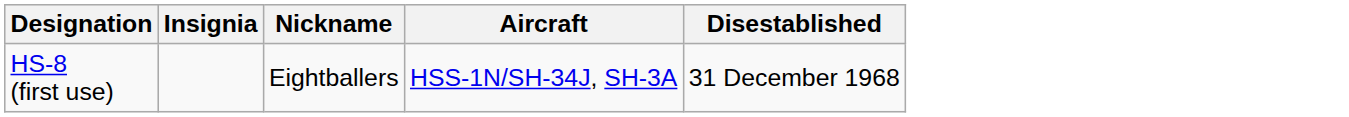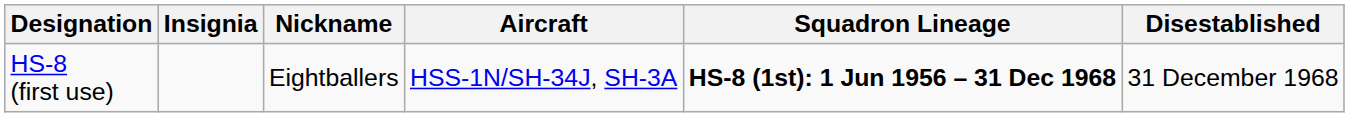+ column: (902, 24)
